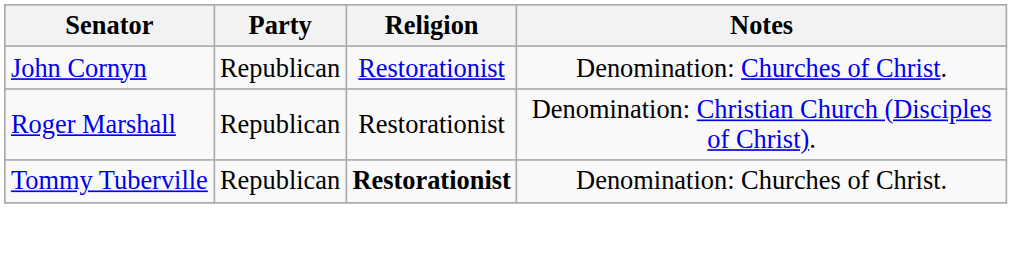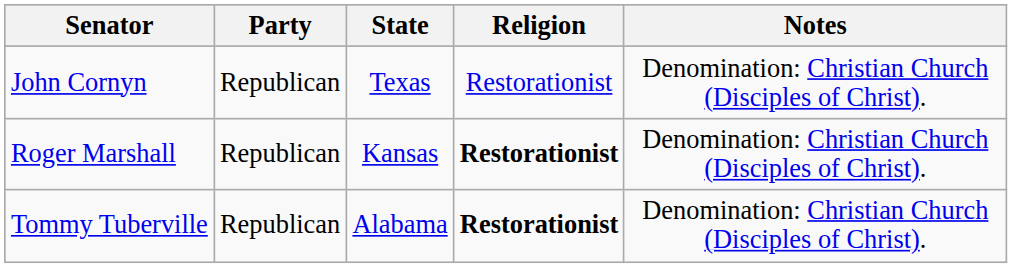+ column: (400, 25)
(762, 67) Denomination: Churches of Christ. -> (815, 82) Denomination: Christian Church (Disciples of Christ).
(432, 124) normal -> (539, 153) bold
(762, 180) Denomination: Churches of Christ. -> (815, 225) Denomination: Christian Church (Disciples of Christ).
